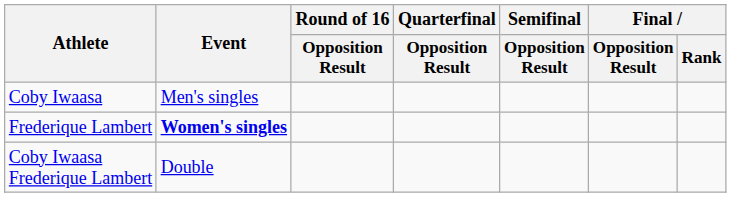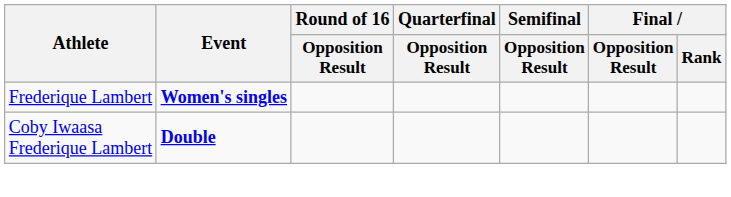- row: (56, 97)
(187, 167) normal -> (188, 137) bold
